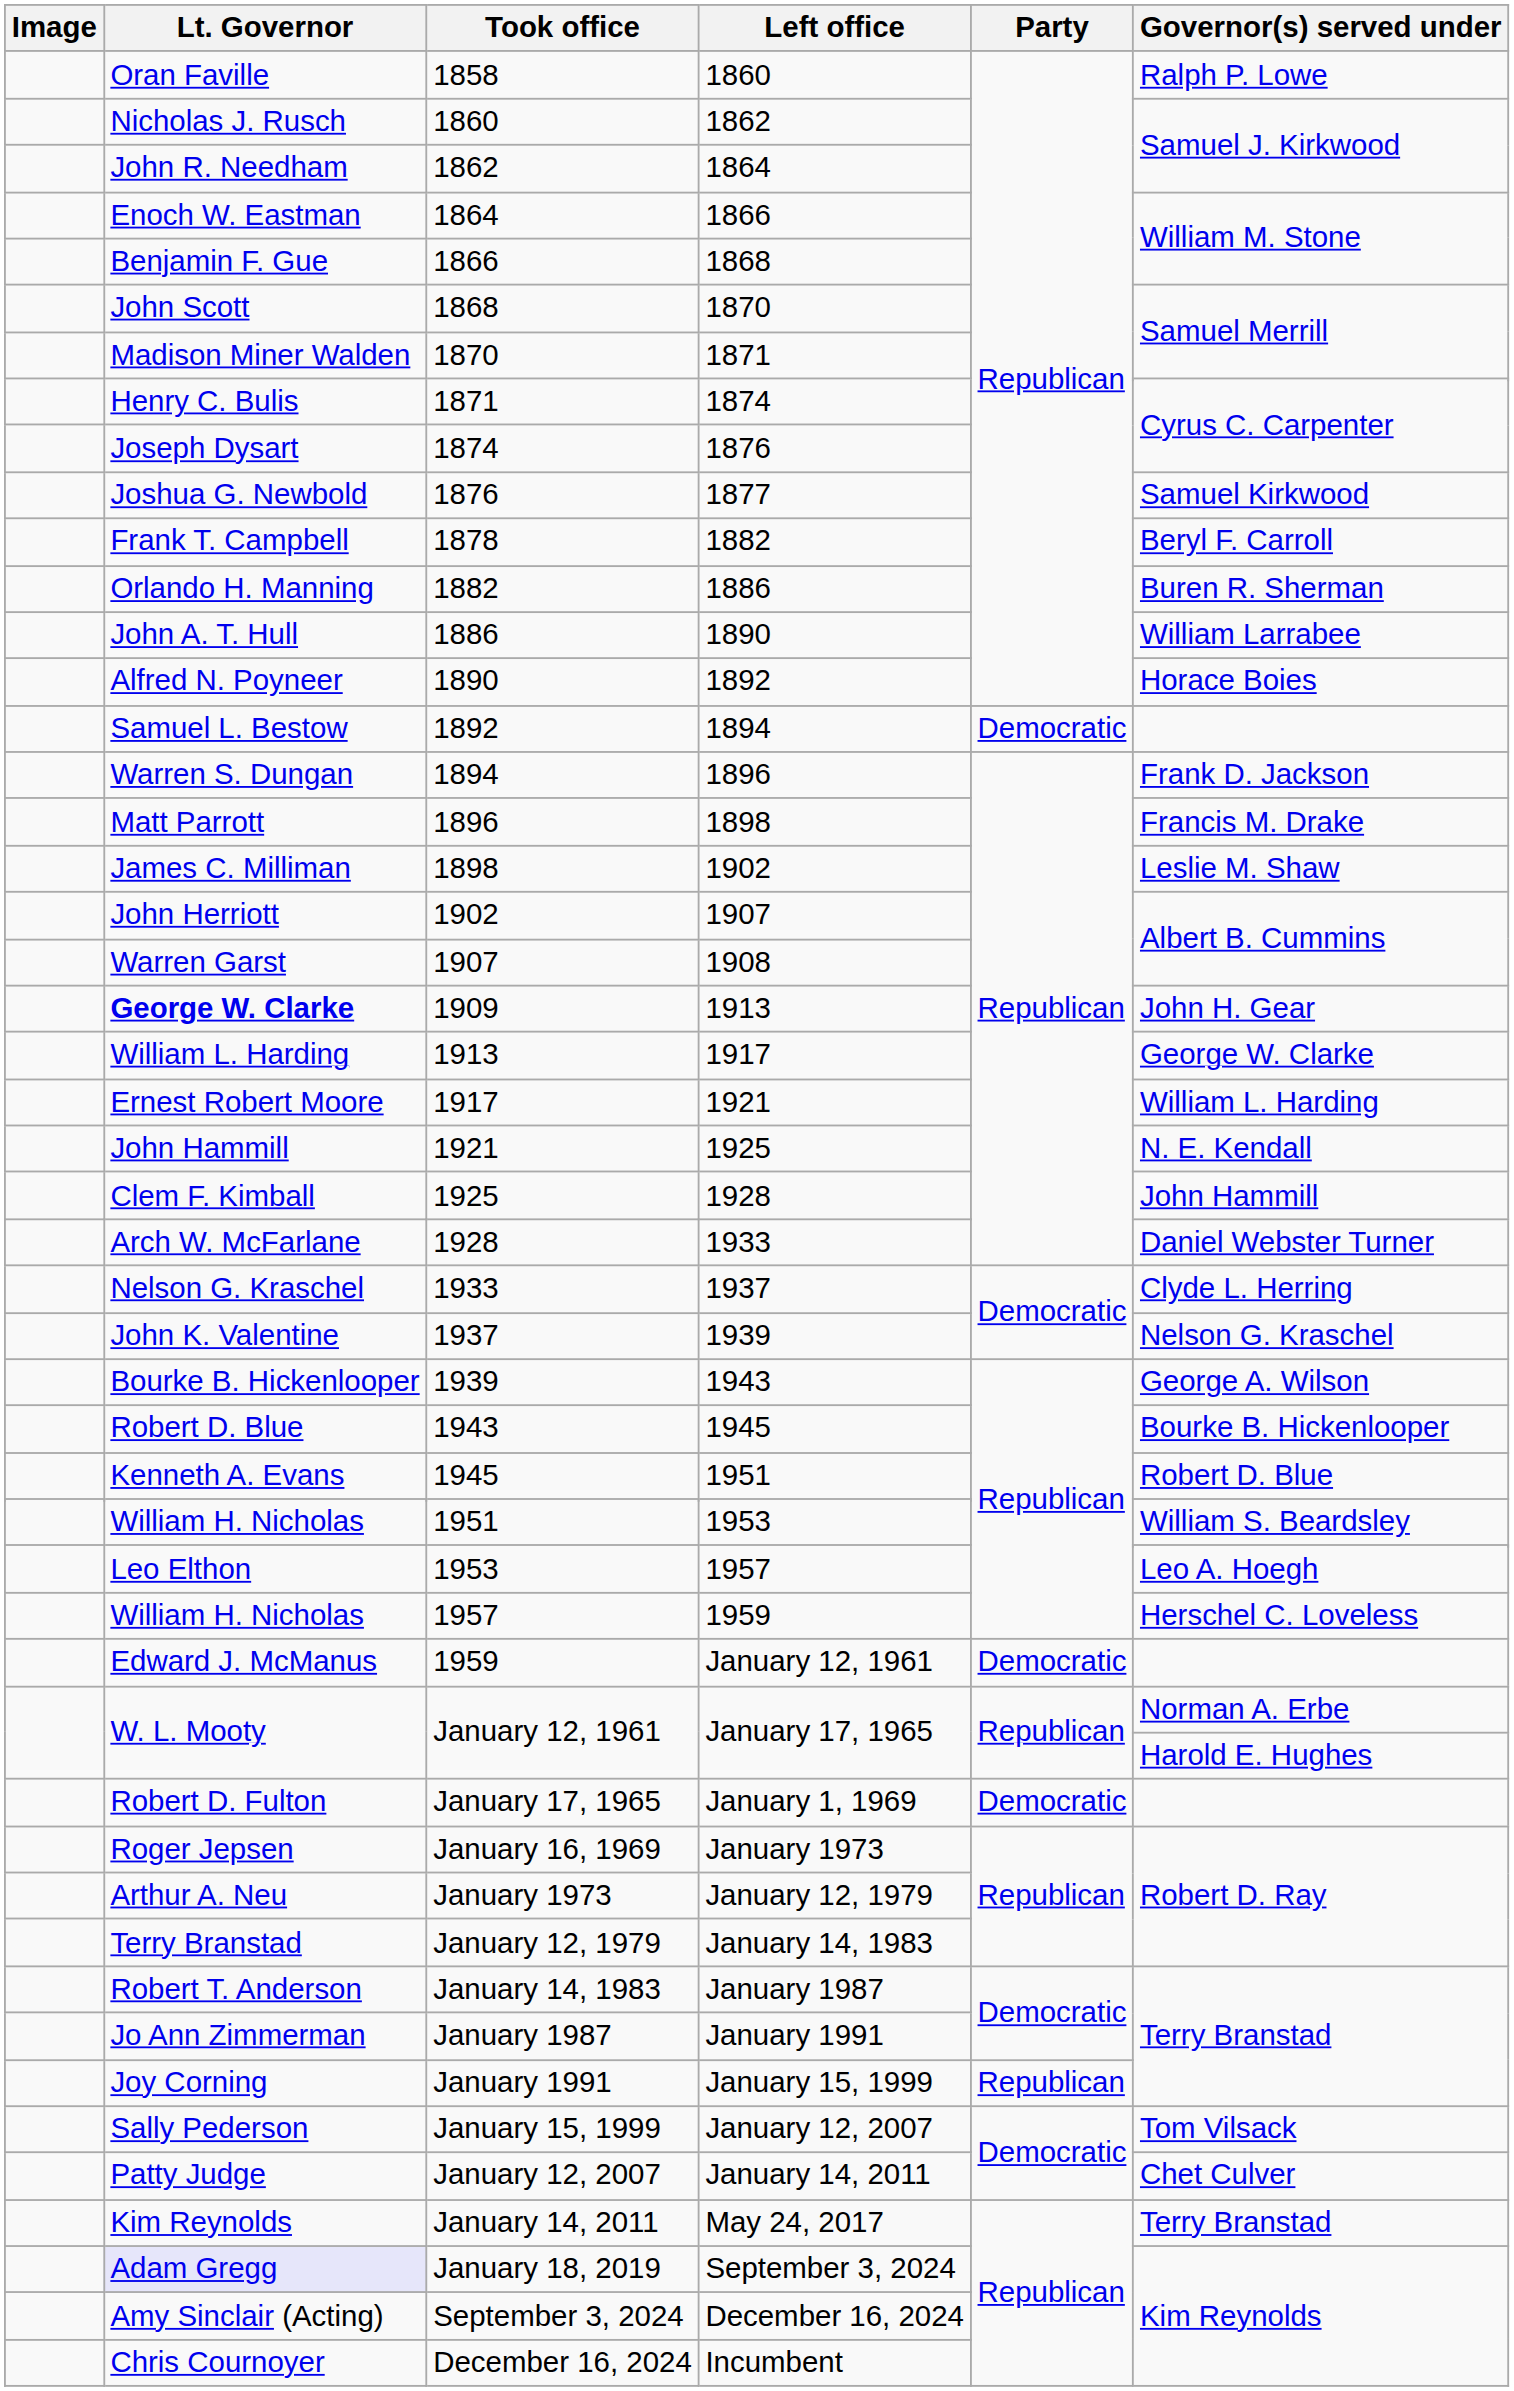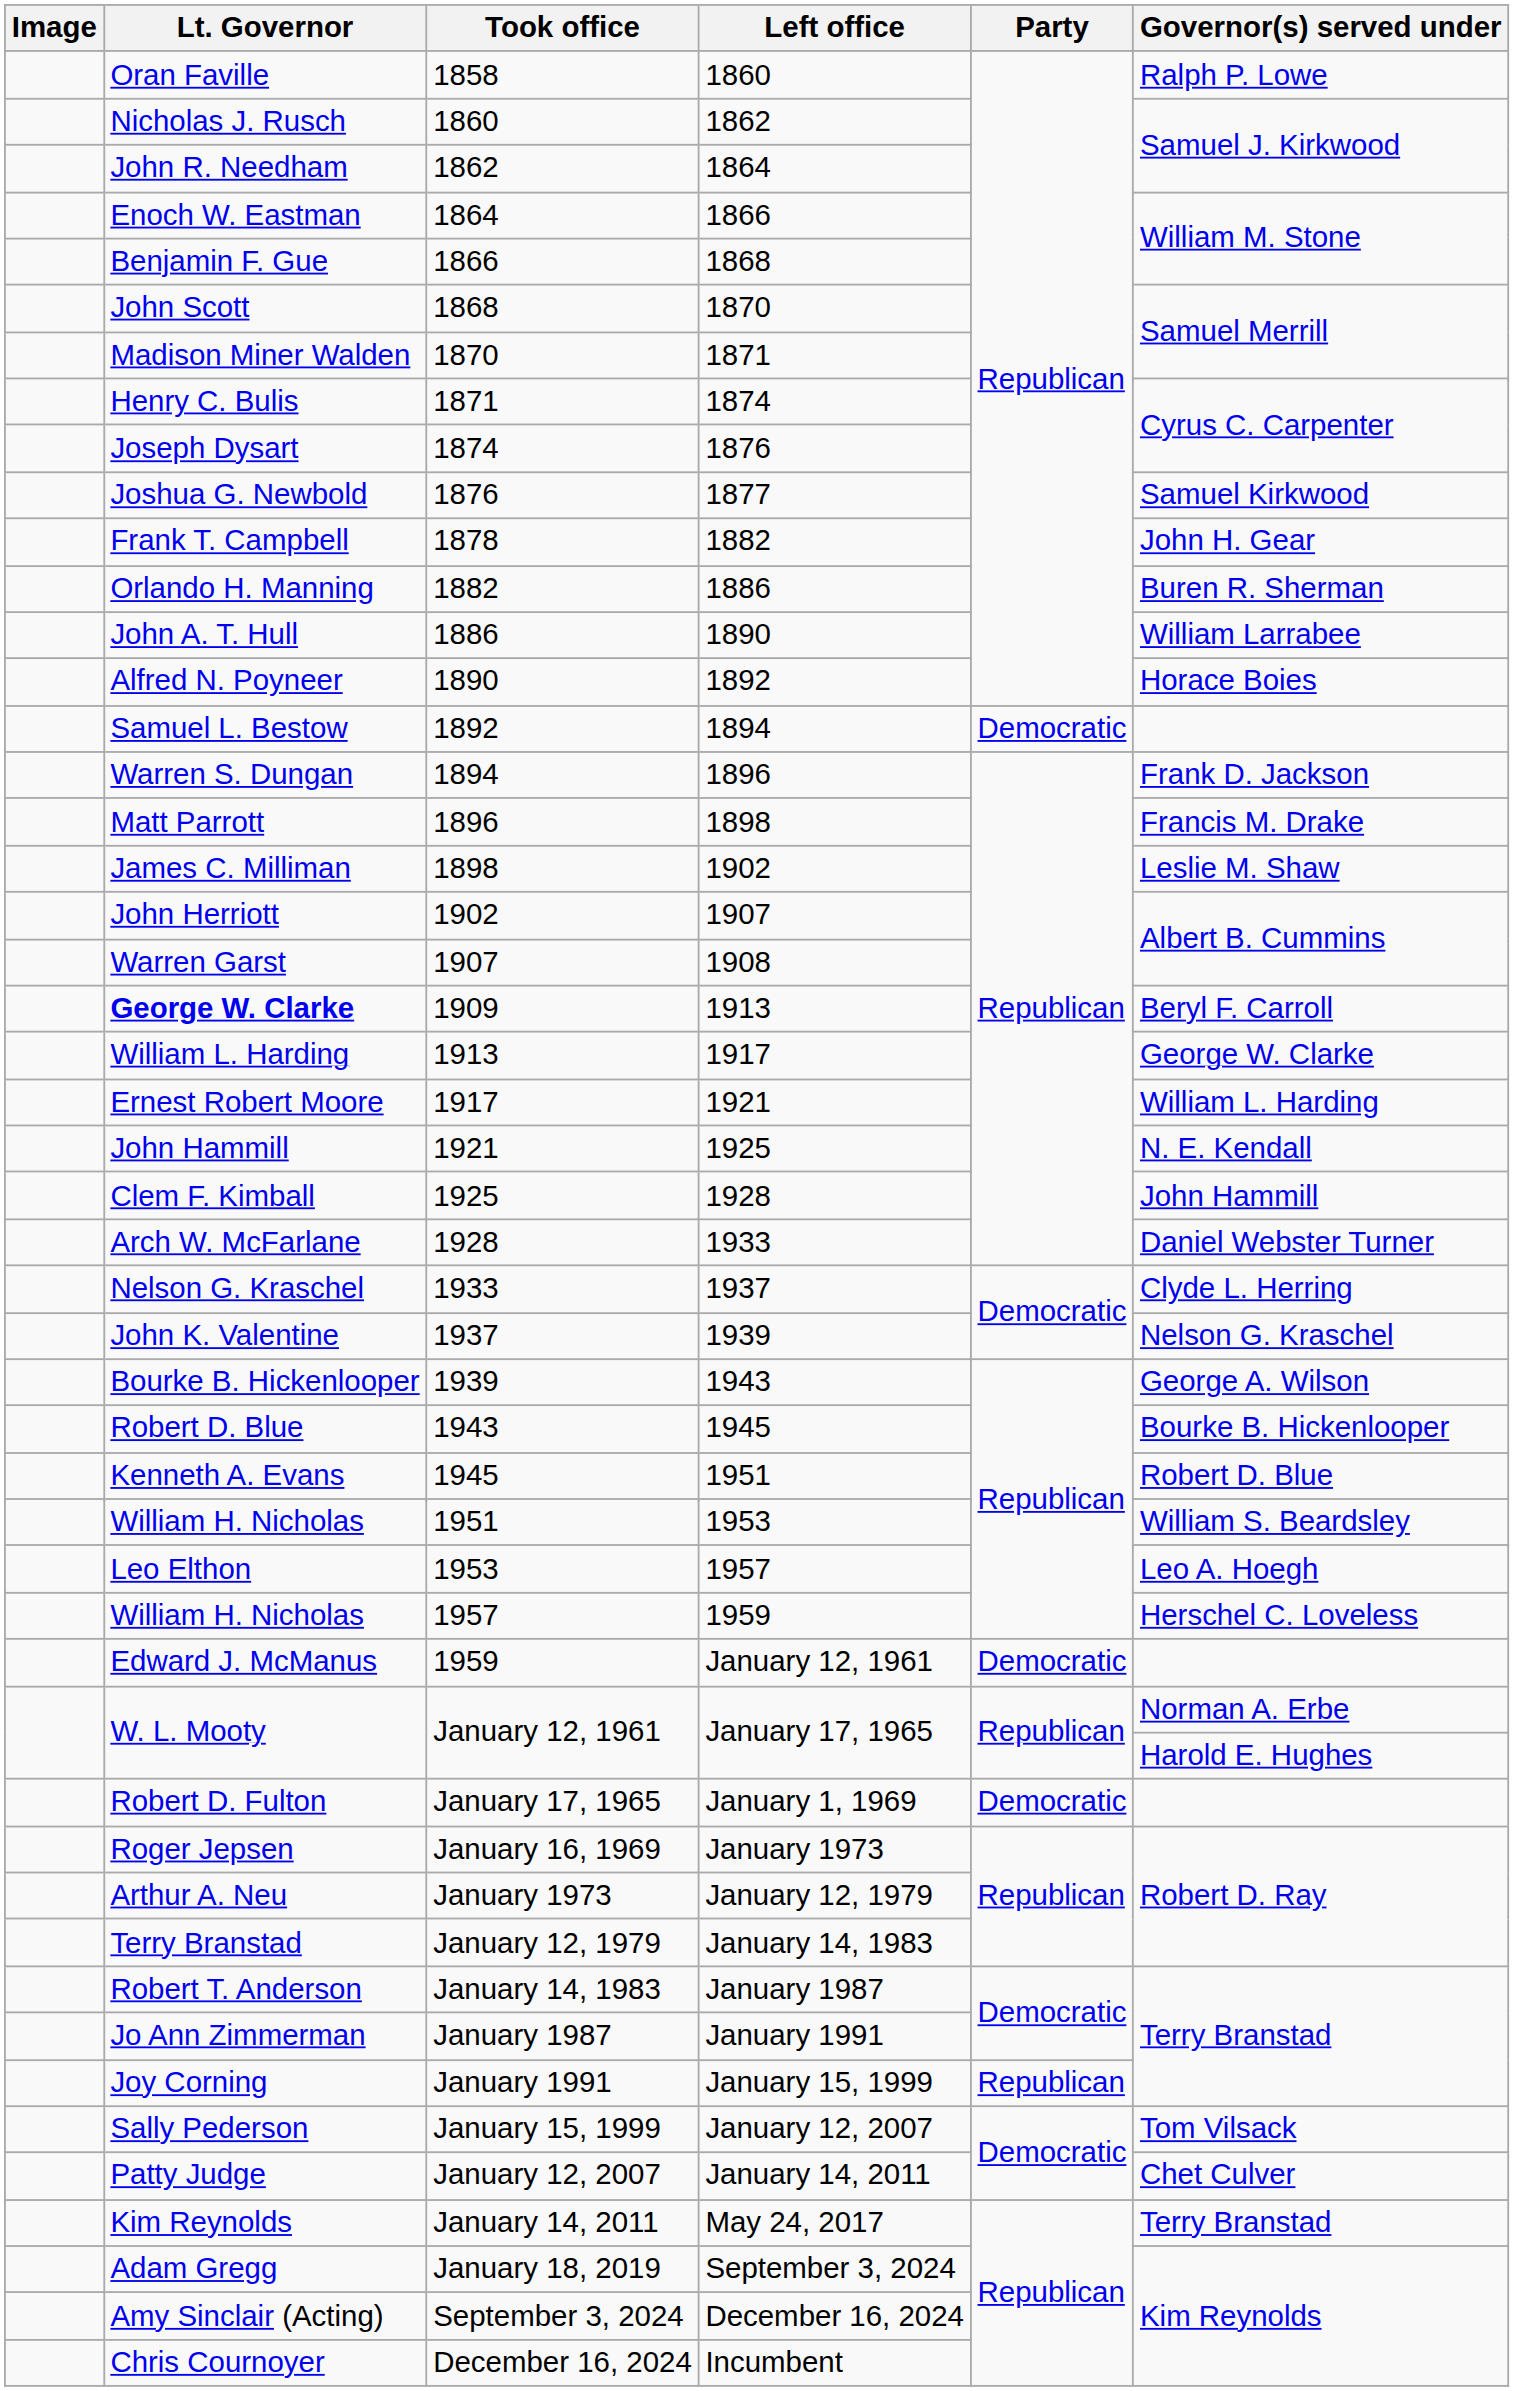(1236, 541) Beryl F. Carroll -> (1228, 541) John H. Gear
(1228, 1008) John H. Gear -> (1236, 1008) Beryl F. Carroll
(194, 2268) lavender background -> (194, 2268) no background
